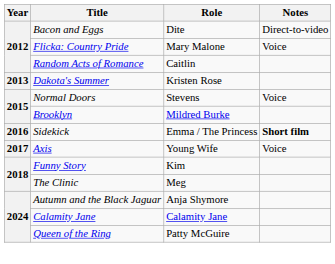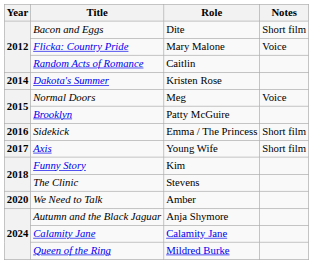(295, 30) Direct-to-video -> (284, 30) Short film
(18, 81) 2013 -> (18, 81) 2014
(183, 98) Stevens -> (176, 98) Meg
(198, 115) Mildred Burke -> (198, 115) Patty McGuire
(286, 132) bold -> (284, 132) normal
(274, 149) Voice -> (284, 149) Short film
(176, 183) Meg -> (183, 183) Stevens
+ row: (68, 200)
(198, 234) Patty McGuire -> (198, 251) Mildred Burke
